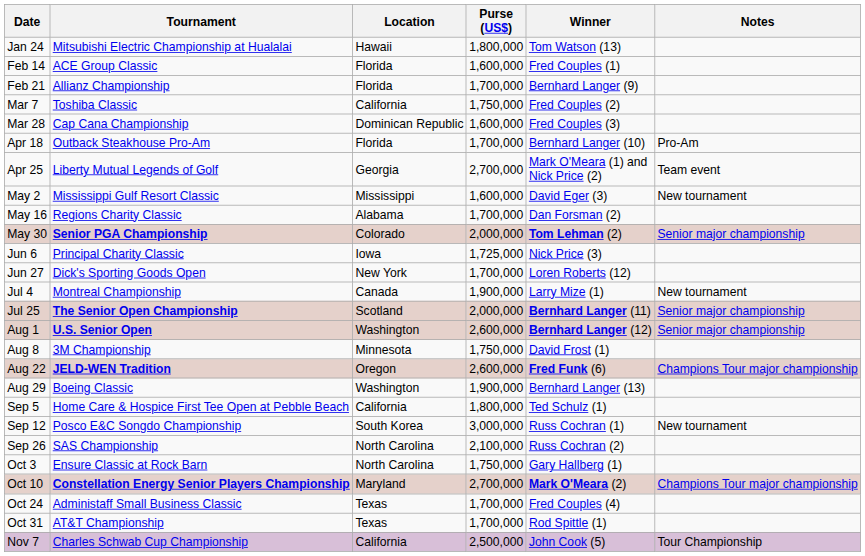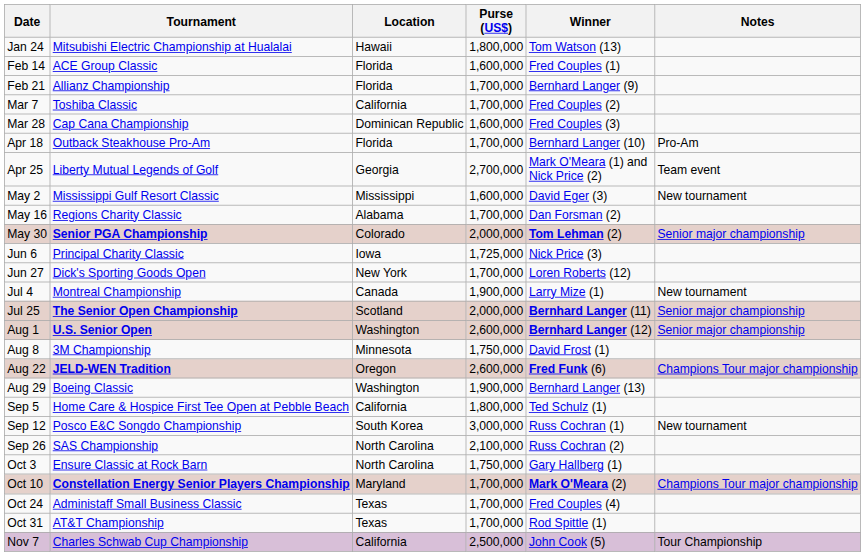(496, 105) 1,750,000 -> (496, 105) 1,700,000
(496, 484) 2,700,000 -> (496, 484) 1,700,000
